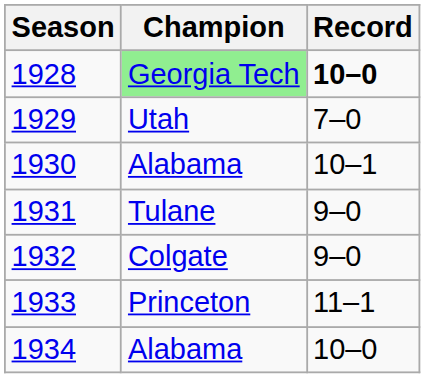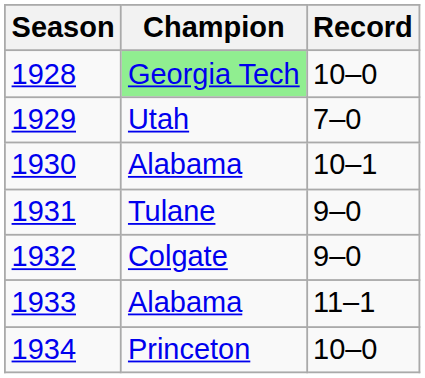(345, 73) bold -> (345, 73) normal
(189, 303) Princeton -> (185, 303) Alabama
(185, 348) Alabama -> (189, 348) Princeton
